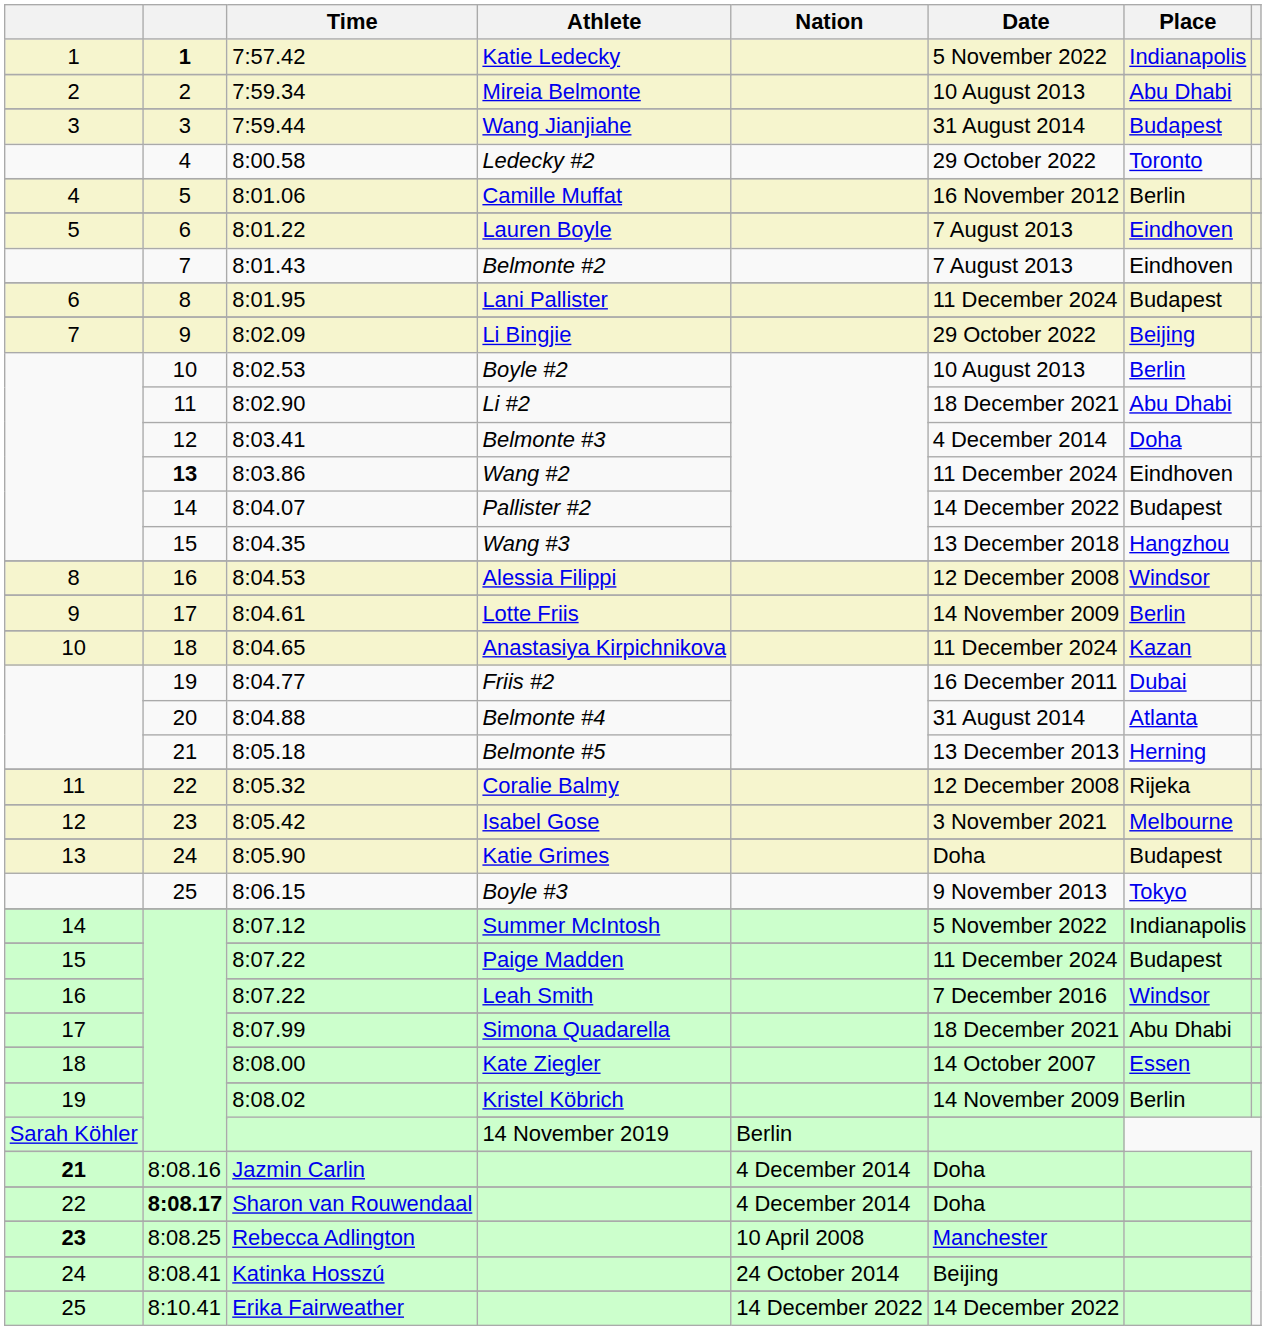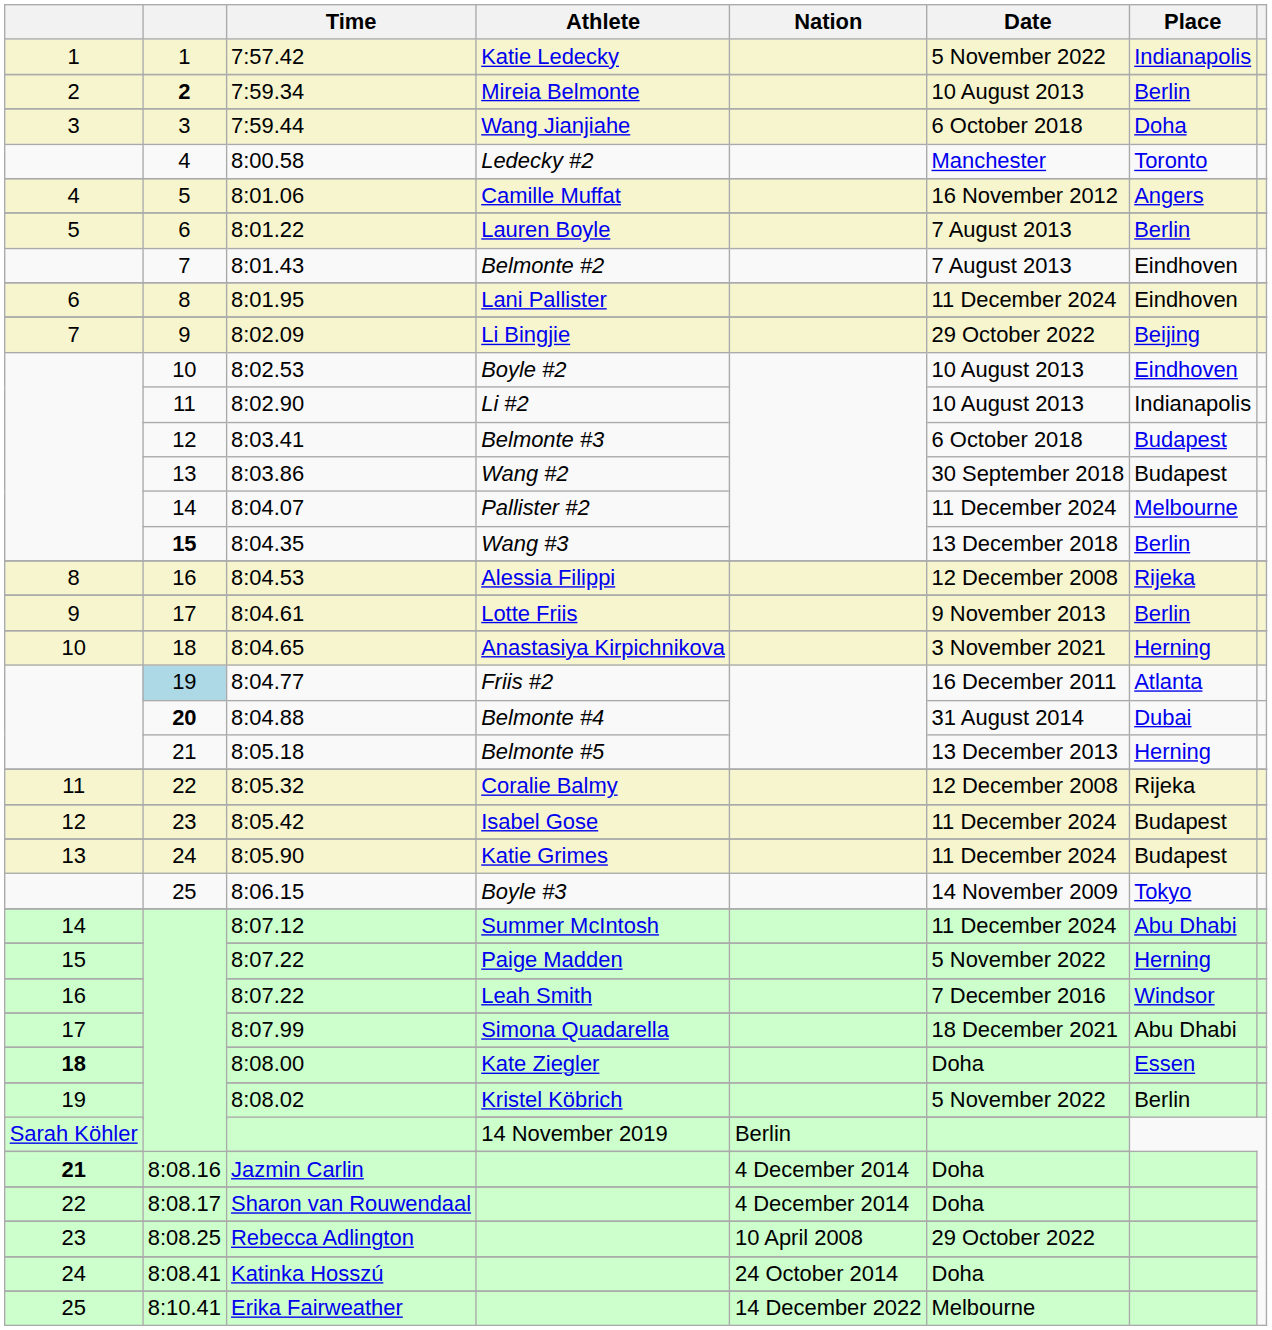(185, 56) bold -> (184, 56) normal
(185, 91) normal -> (184, 91) bold
(1180, 91) Abu Dhabi -> (1162, 91) Berlin
(1009, 126) 31 August 2014 -> (1007, 126) 6 October 2018
(1176, 126) Budapest -> (1160, 126) Doha
(1014, 160) 29 October 2022 -> (989, 160) Manchester
(1157, 195) Berlin -> (1169, 195) Angers
(1181, 230) Eindhoven -> (1162, 230) Berlin
(1176, 299) Budapest -> (1186, 299) Eindhoven
(1157, 369) Berlin -> (1186, 369) Eindhoven
(1026, 404) 18 December 2021 -> (1008, 404) 10 August 2013
(1180, 404) Abu Dhabi -> (1193, 404) Indianapolis
(1020, 439) 4 December 2014 -> (1007, 439) 6 October 2018
(1156, 439) Doha -> (1181, 439) Budapest
(185, 473) bold -> (184, 473) normal
(1025, 473) 11 December 2024 -> (1028, 473) 30 September 2018
(1181, 473) Eindhoven -> (1181, 473) Budapest
(1026, 508) 14 December 2022 -> (1024, 508) 11 December 2024
(1176, 508) Budapest -> (1186, 508) Melbourne
(185, 543) normal -> (184, 543) bold
(1179, 543) Hangzhou -> (1162, 543) Berlin
(1170, 578) Windsor -> (1165, 578) Rijeka
(1026, 612) 14 November 2009 -> (1019, 612) 9 November 2013
(1025, 647) 11 December 2024 -> (1019, 647) 3 November 2021
(1160, 647) Kazan -> (1173, 647) Herning
(185, 682) no background -> (184, 682) lightblue background
(1158, 682) Dubai -> (1168, 682) Atlanta
(185, 717) normal -> (184, 717) bold
(1163, 717) Atlanta -> (1163, 717) Dubai
(1020, 821) 3 November 2021 -> (1024, 821) 11 December 2024
(1181, 821) Melbourne -> (1181, 821) Budapest
(959, 856) Doha -> (1024, 856) 11 December 2024
(1020, 890) 9 November 2013 -> (1025, 890) 14 November 2009
(1020, 925) 5 November 2022 -> (1024, 925) 11 December 2024
(1188, 925) Indianapolis -> (1185, 925) Abu Dhabi
(1025, 960) 11 December 2024 -> (1019, 960) 5 November 2022
(1176, 960) Budapest -> (1173, 960) Herning
(74, 1064) normal -> (74, 1064) bold
(1014, 1064) 14 October 2007 -> (958, 1064) Doha
(1026, 1099) 14 November 2009 -> (1019, 1099) 5 November 2022
(185, 1203) bold -> (184, 1203) normal
(74, 1238) bold -> (74, 1238) normal
(990, 1238) Manchester -> (1013, 1238) 29 October 2022
(966, 1273) Beijing -> (958, 1273) Doha
(1026, 1308) 14 December 2022 -> (983, 1308) Melbourne
